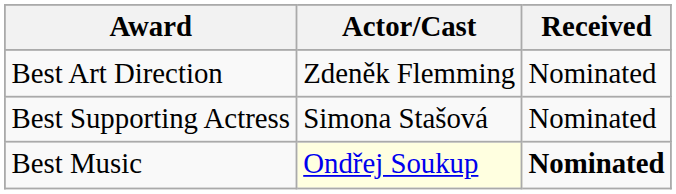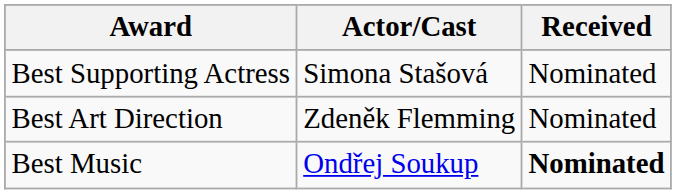rows swapped: (151, 118) <-> (117, 73)
(391, 164) lightyellow background -> (391, 164) no background
